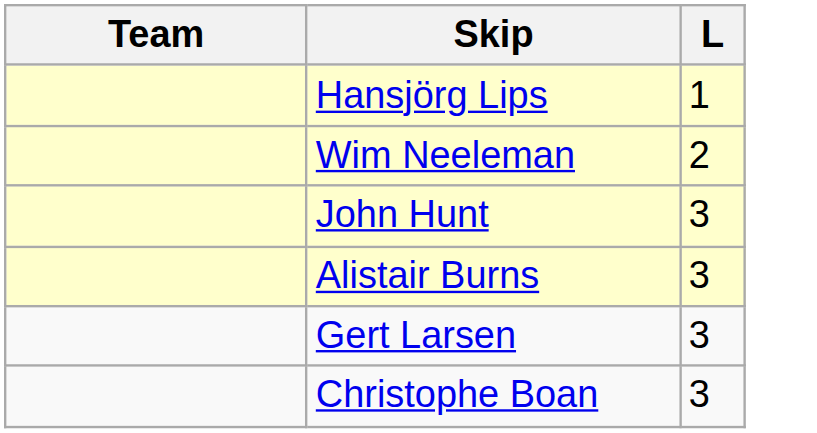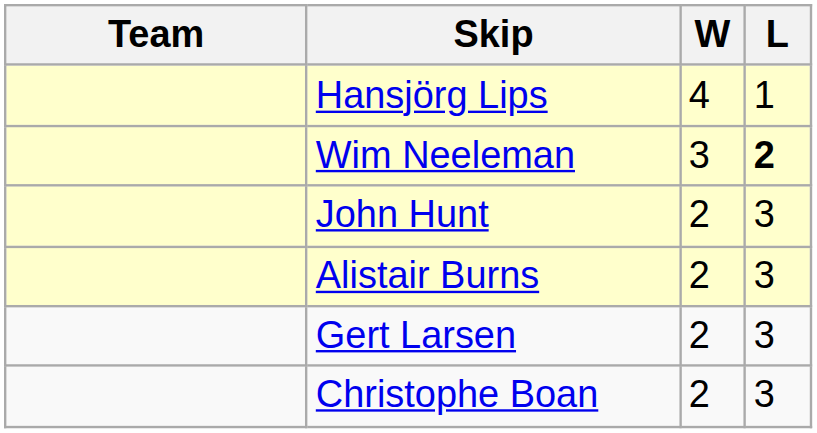+ column: (712, 34)
(699, 154) normal -> (764, 154) bold
